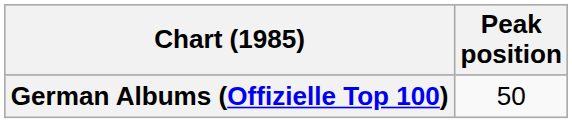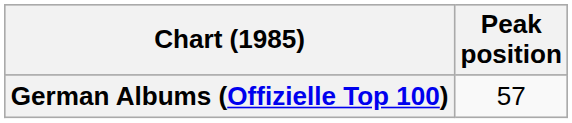(511, 95) 50 -> (511, 95) 57
